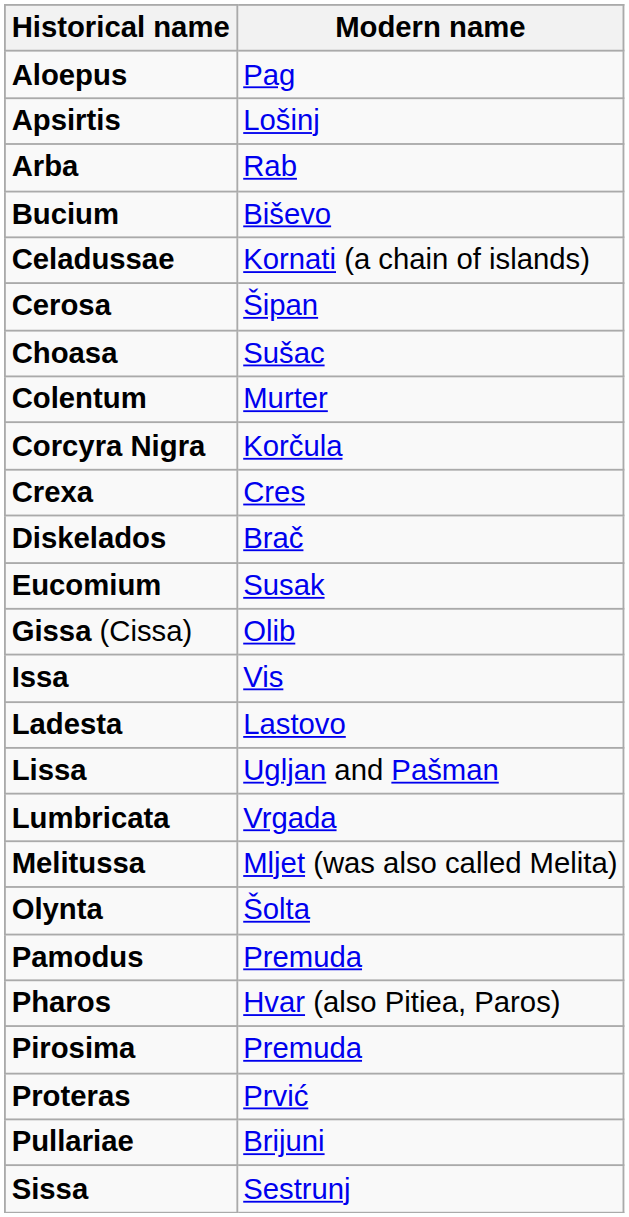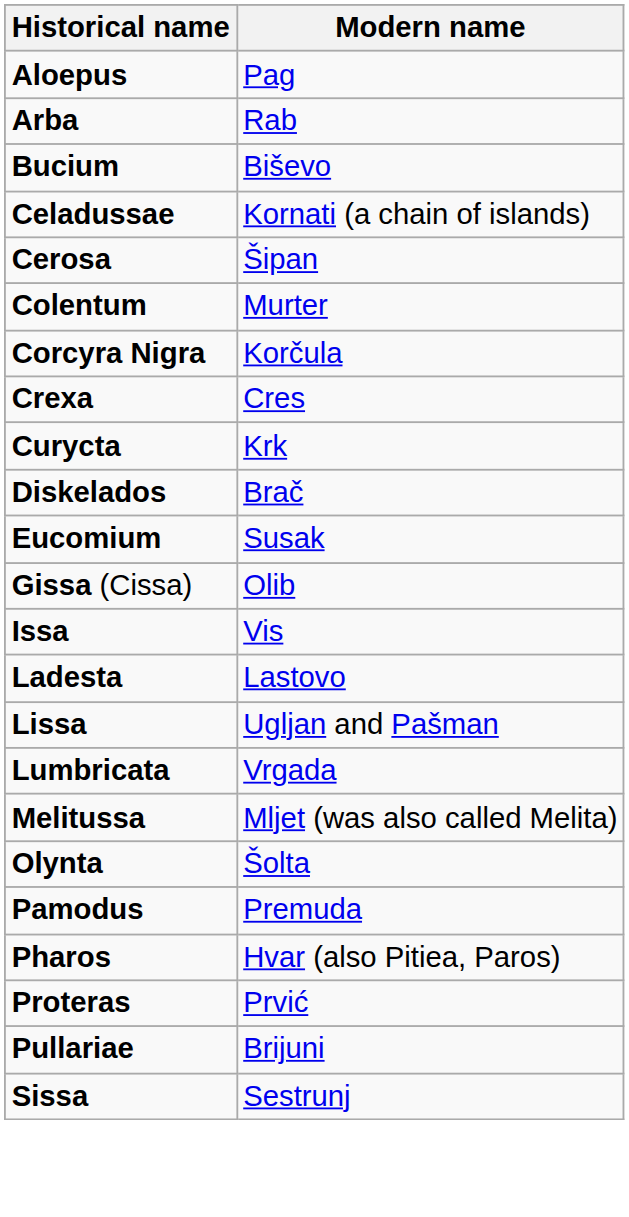- row: (66, 120)
- row: (65, 352)
+ row: (66, 445)
- row: (74, 1049)
